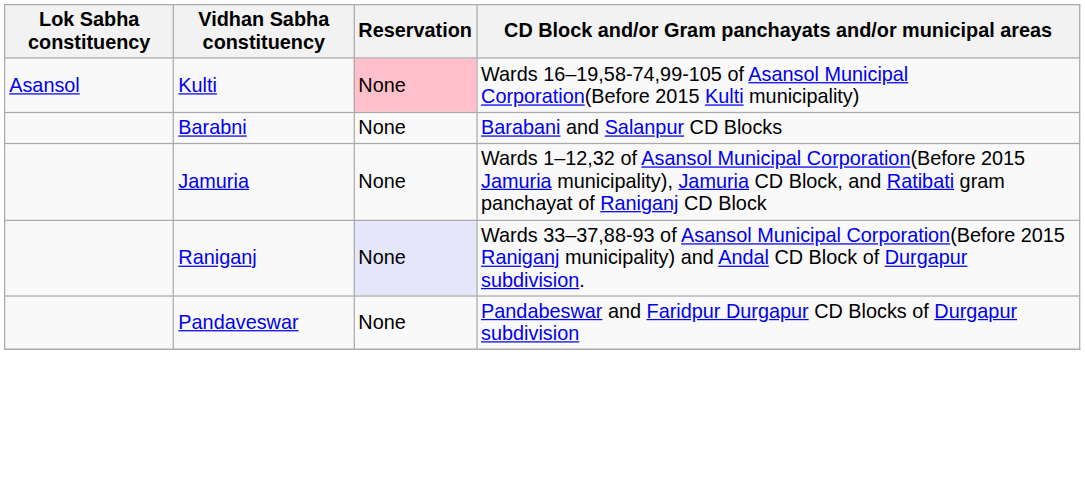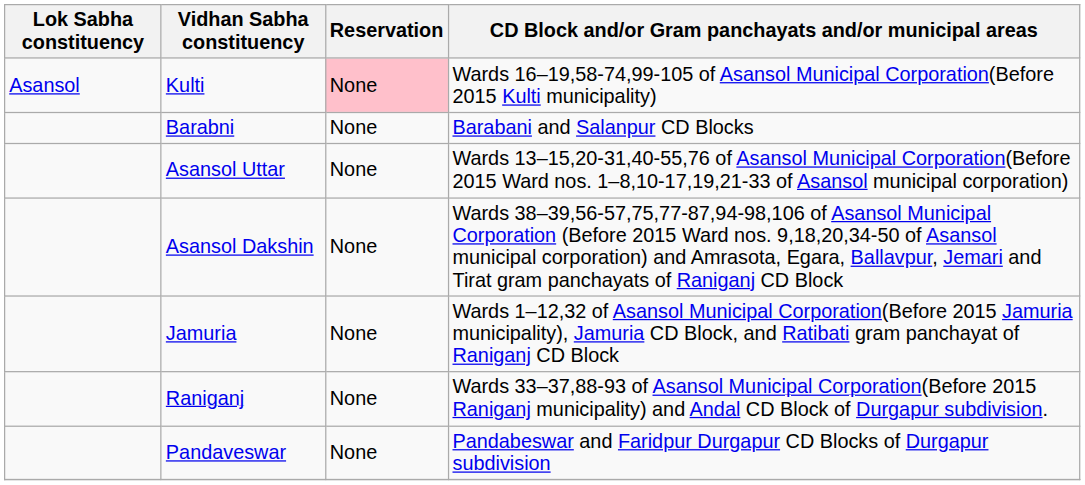+ row: (225, 170)
+ row: (240, 246)
(382, 257) lavender background -> (353, 398) no background
